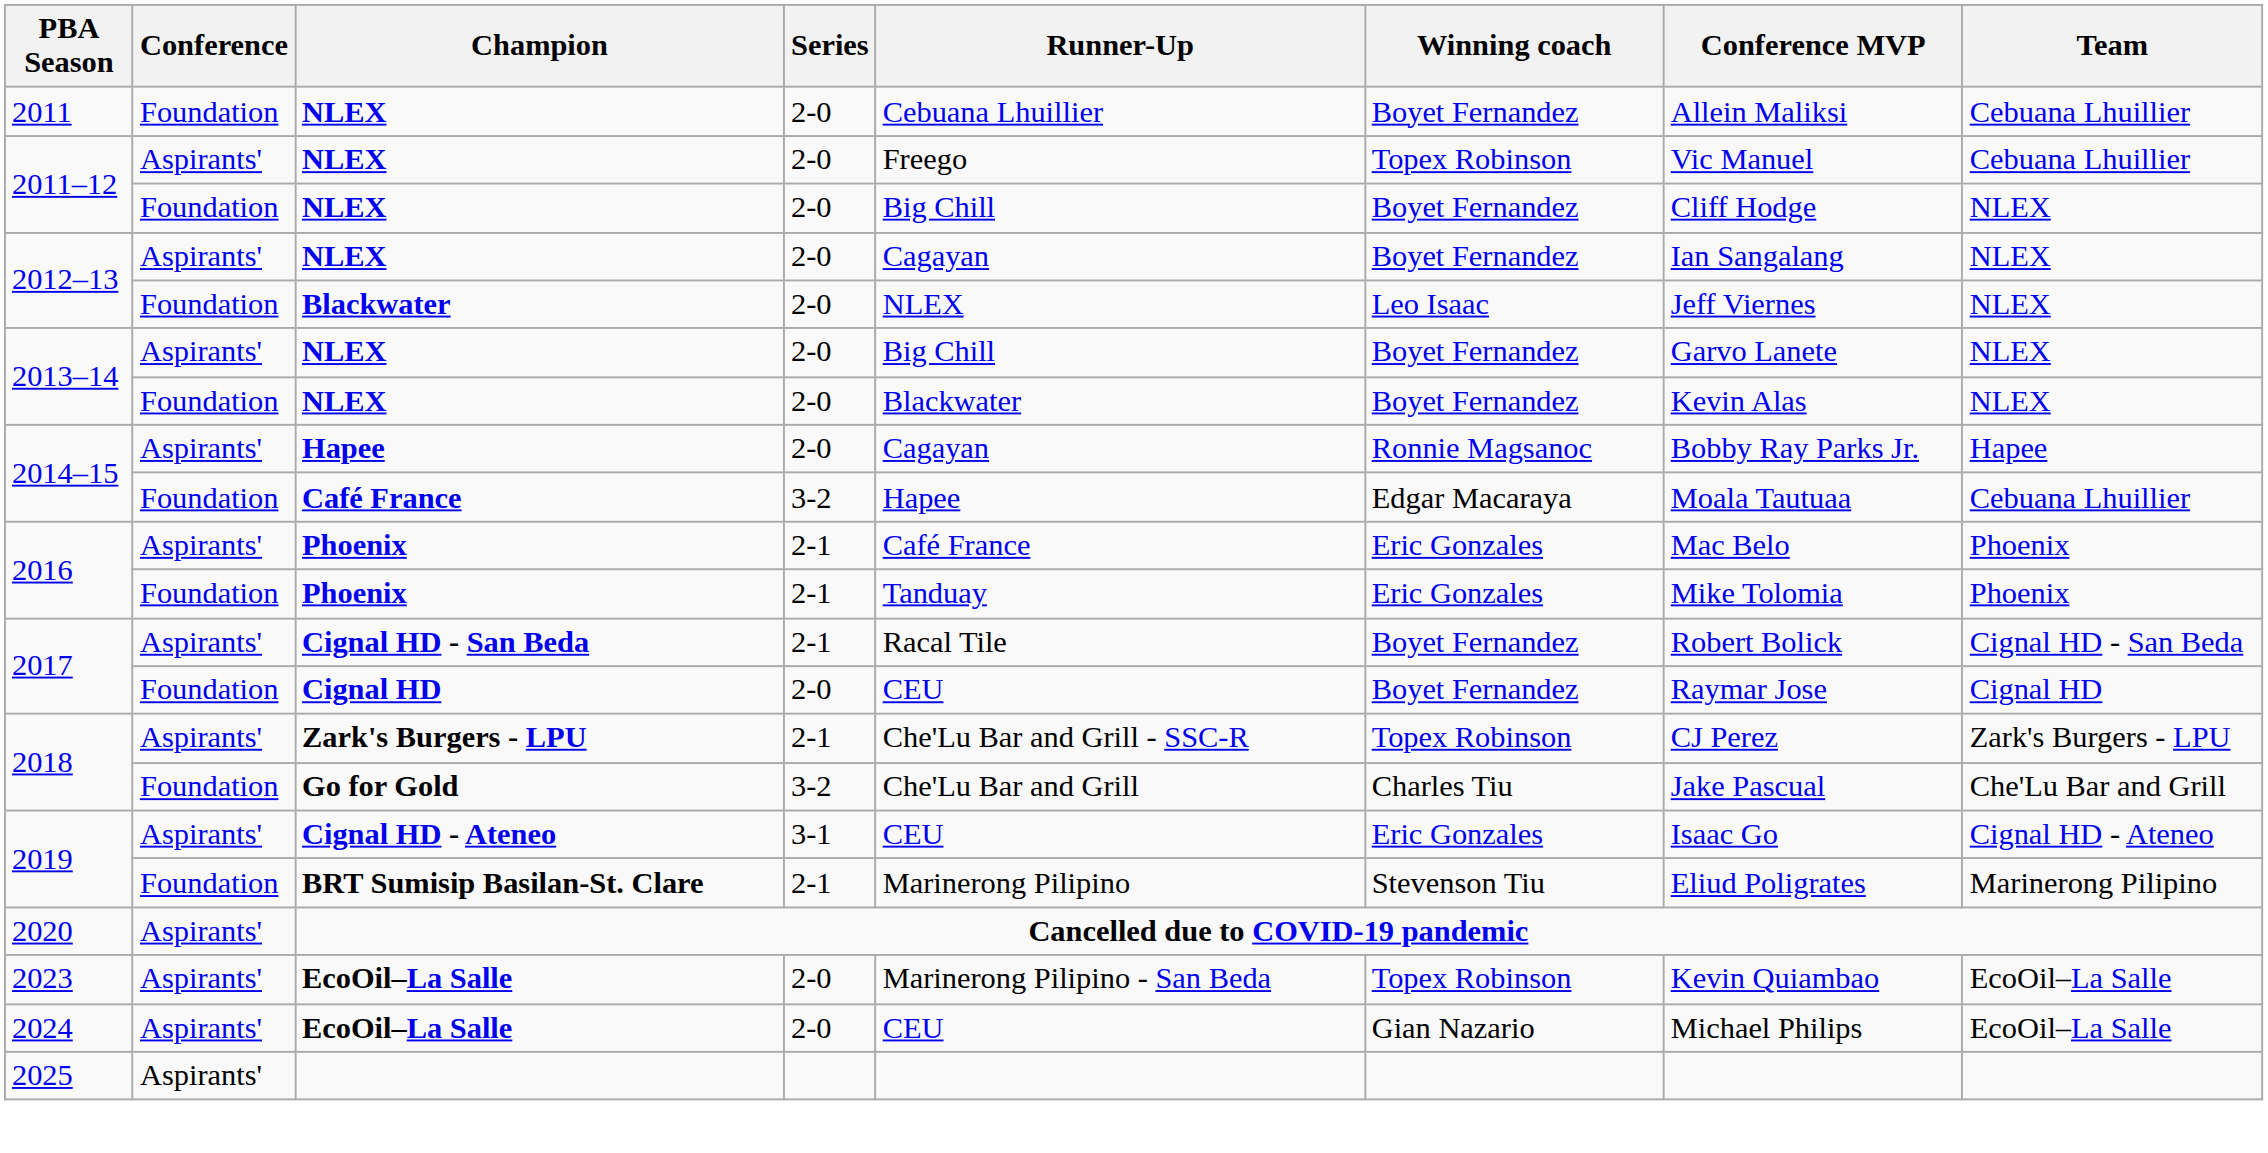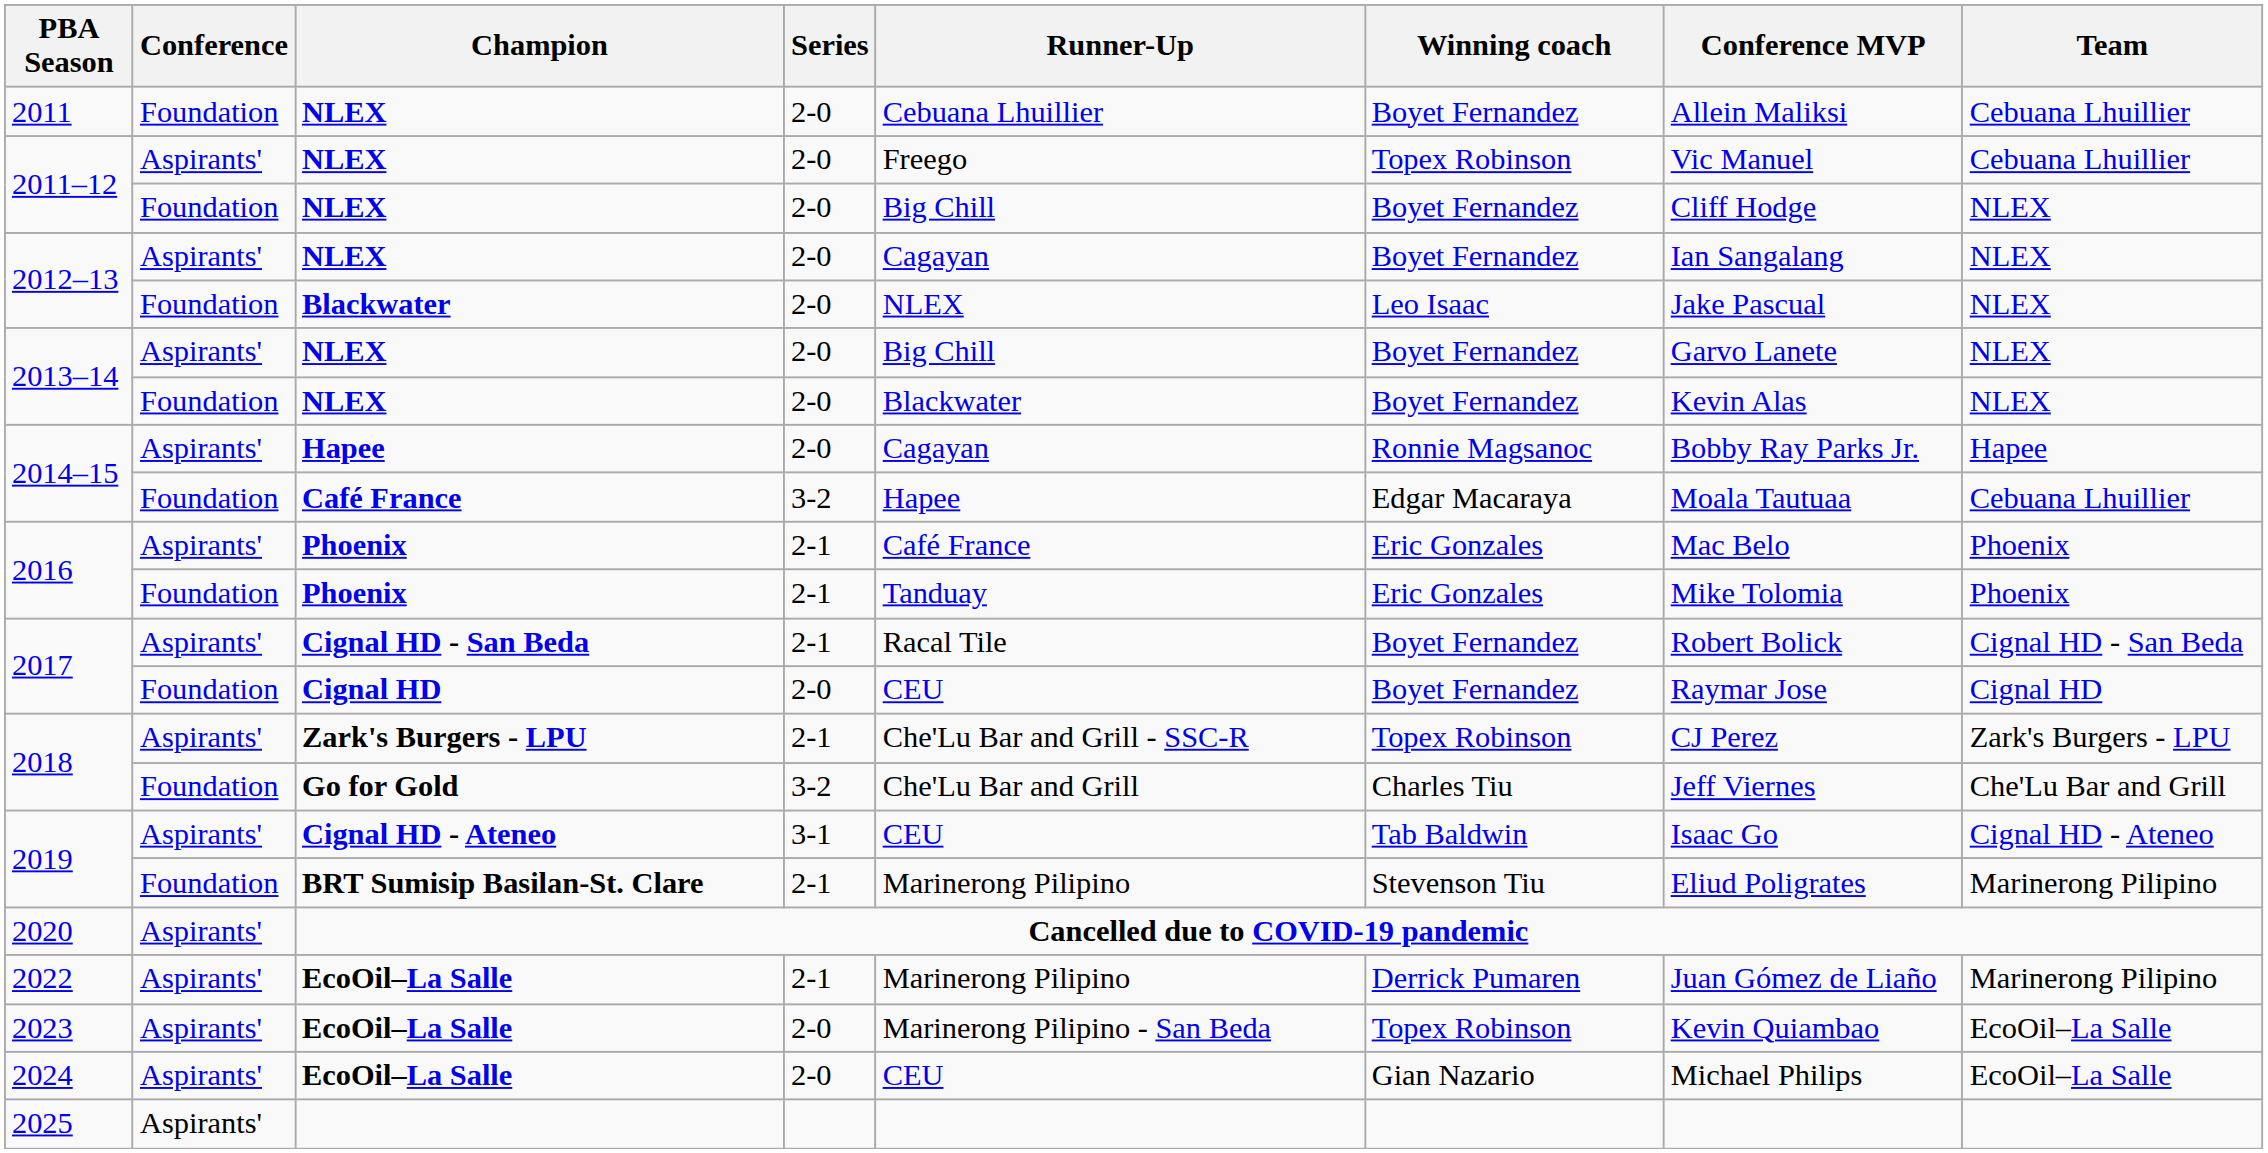(1743, 303) Jeff Viernes -> (1748, 303) Jake Pascual
(1748, 785) Jake Pascual -> (1743, 785) Jeff Viernes
(1457, 834) Eric Gonzales -> (1450, 834) Tab Baldwin
+ row: (42, 978)
